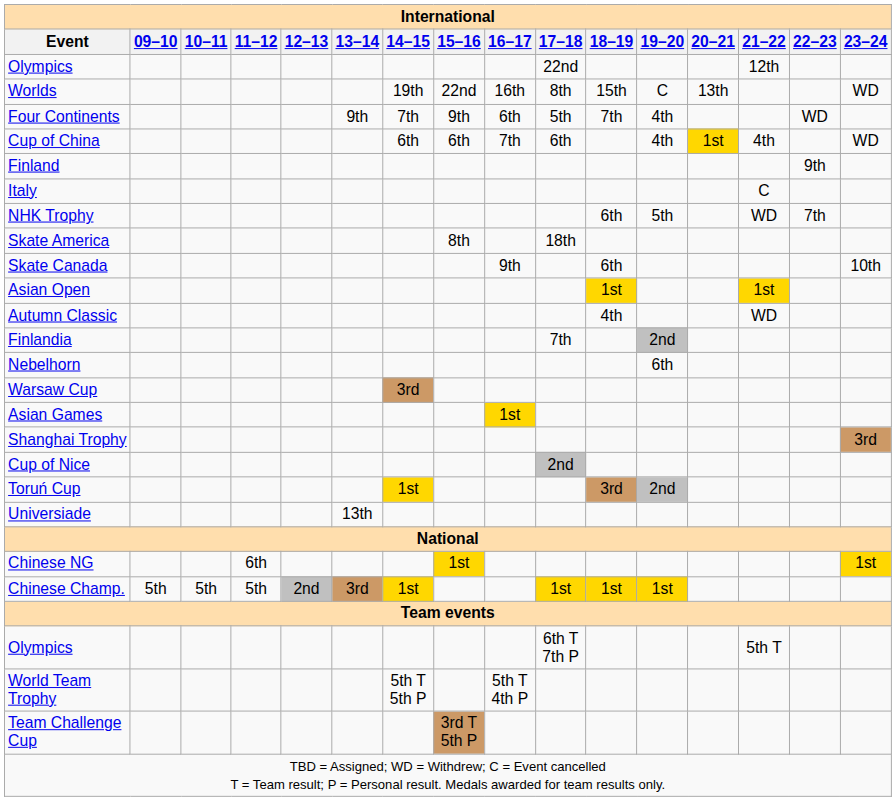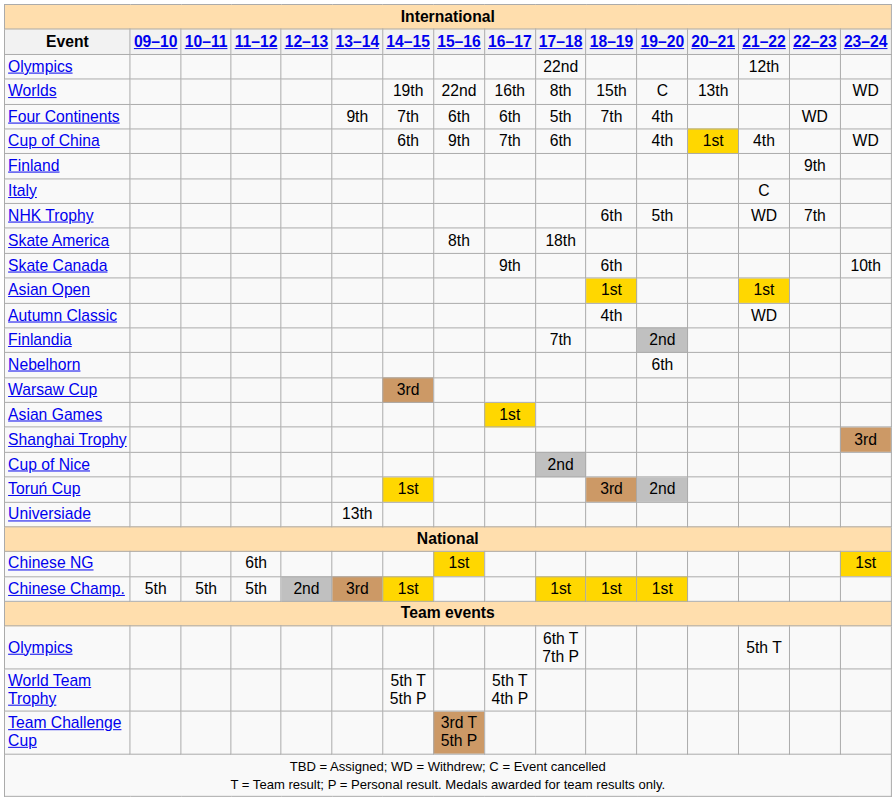(459, 116) 9th -> (459, 116) 6th
(459, 141) 6th -> (459, 141) 9th
